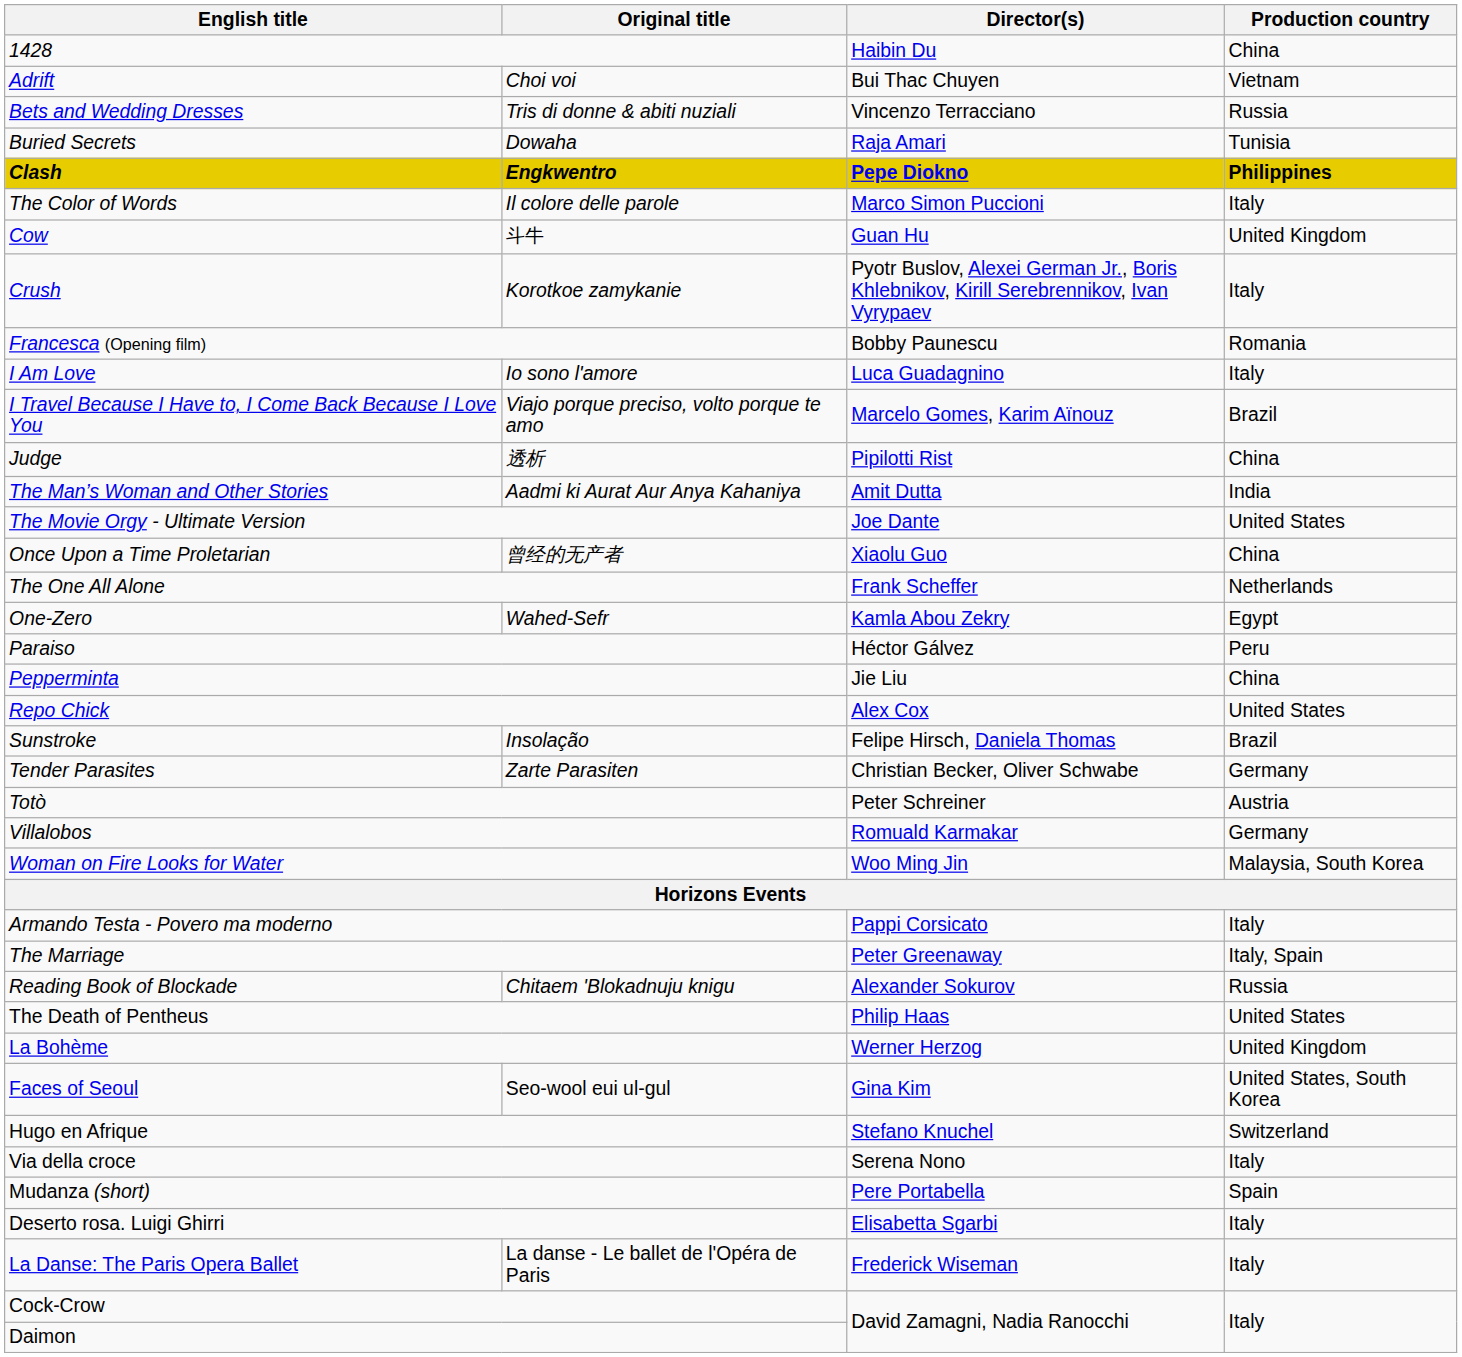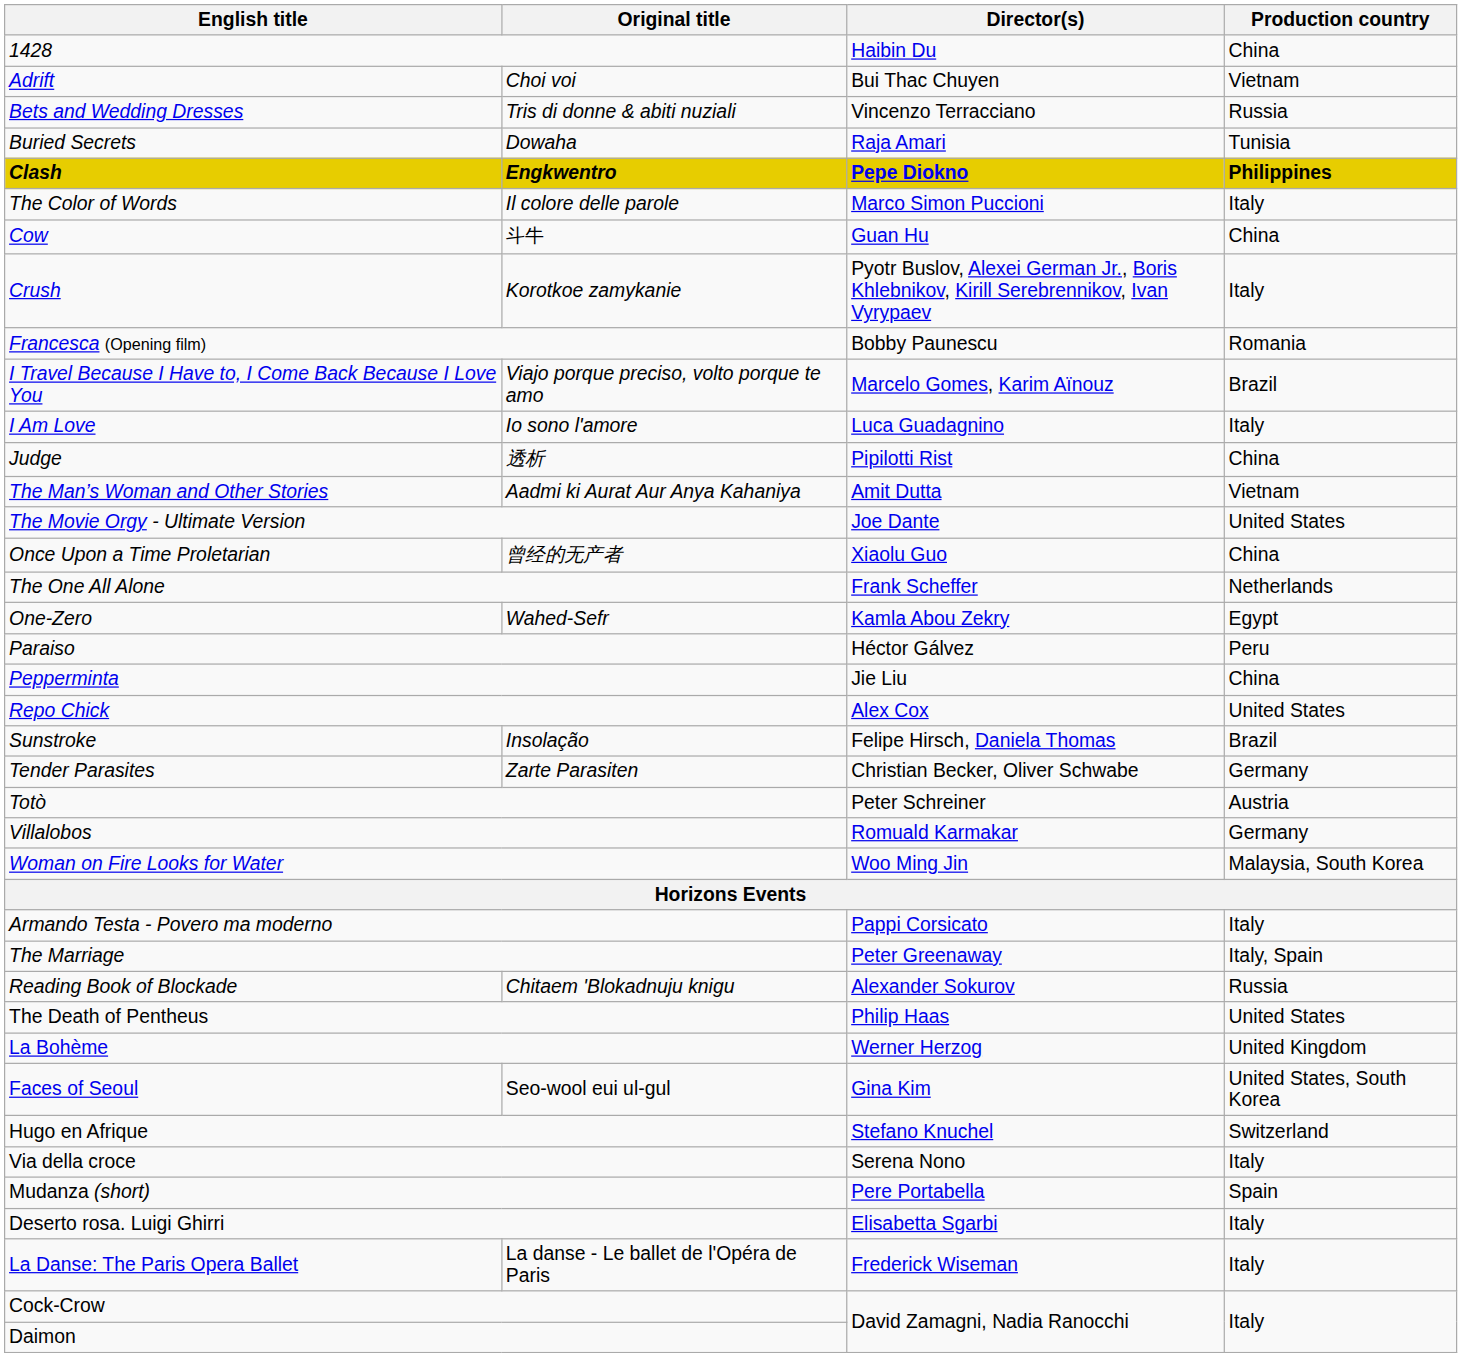(1297, 236) United Kingdom -> (1254, 236) China
rows swapped: (52, 374) <-> (253, 415)
(1250, 491) India -> (1264, 491) Vietnam
